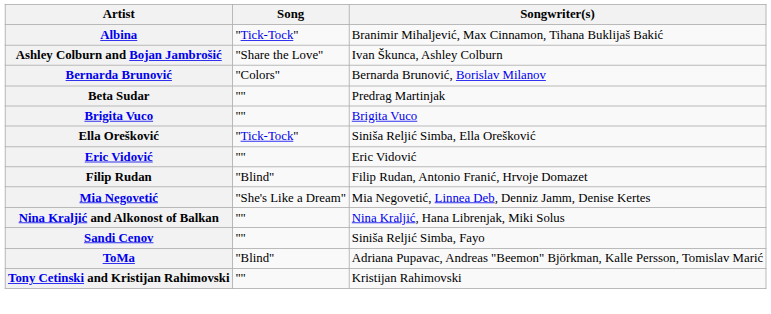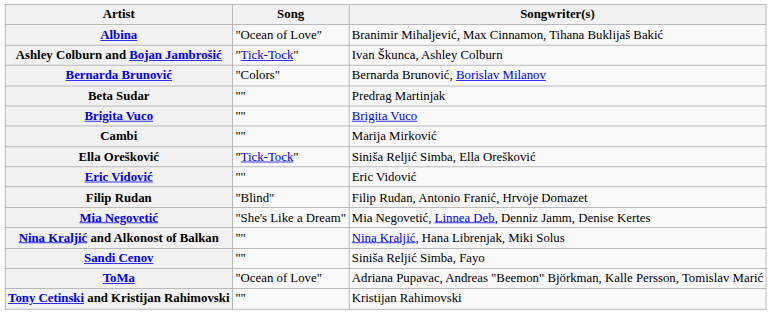(267, 34) "Tick-Tock" -> (279, 34) "Ocean of Love"
(279, 55) "Share the Love" -> (267, 55) "Tick-Tock"
+ row: (119, 136)
(255, 258) "Blind" -> (279, 278) "Ocean of Love"
